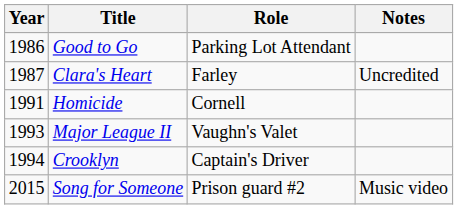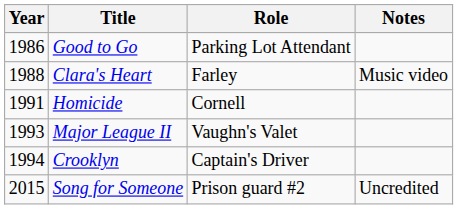(27, 75) 1987 -> (27, 75) 1988
(399, 75) Uncredited -> (404, 75) Music video
(404, 189) Music video -> (399, 189) Uncredited
